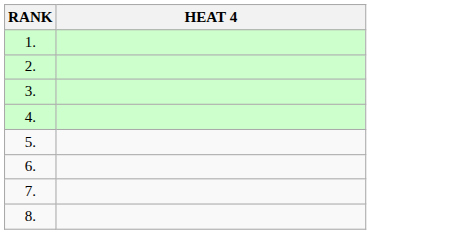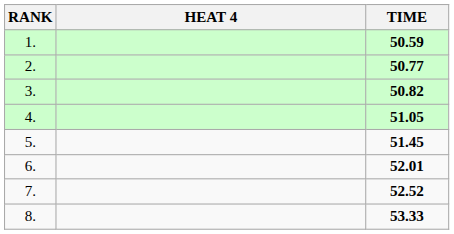+ column: (407, 17)
